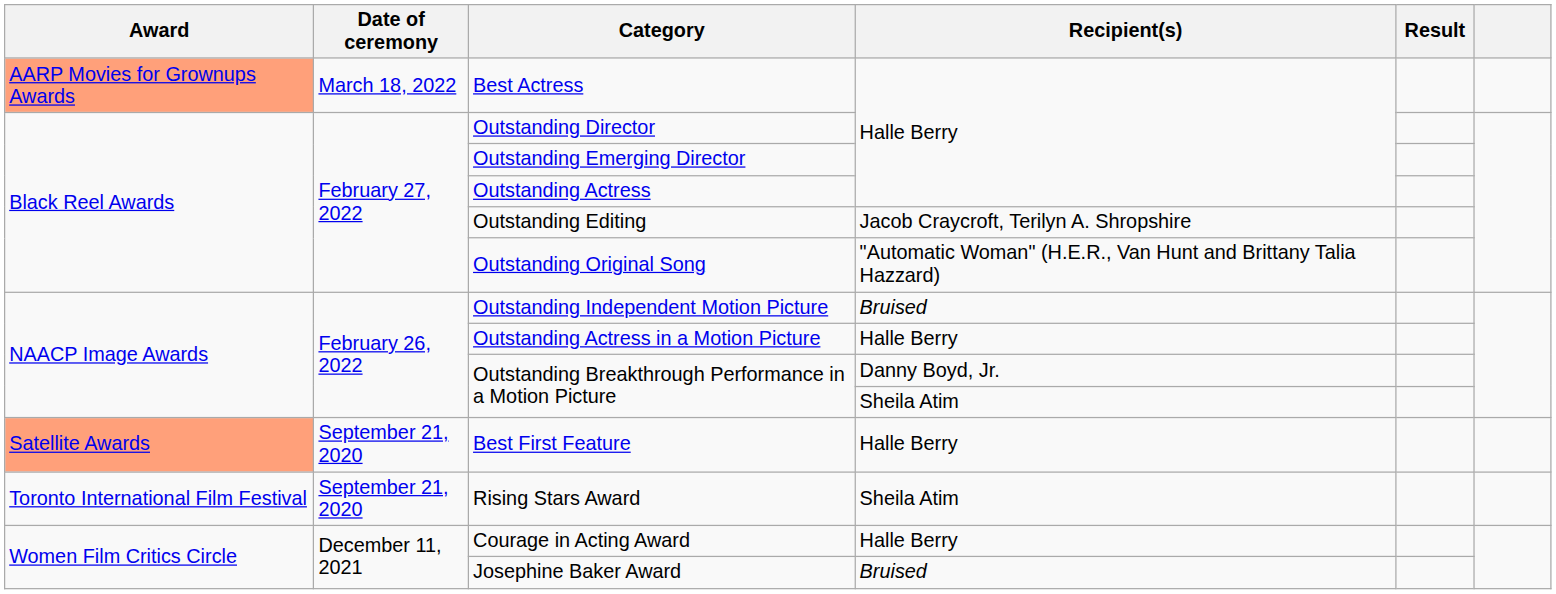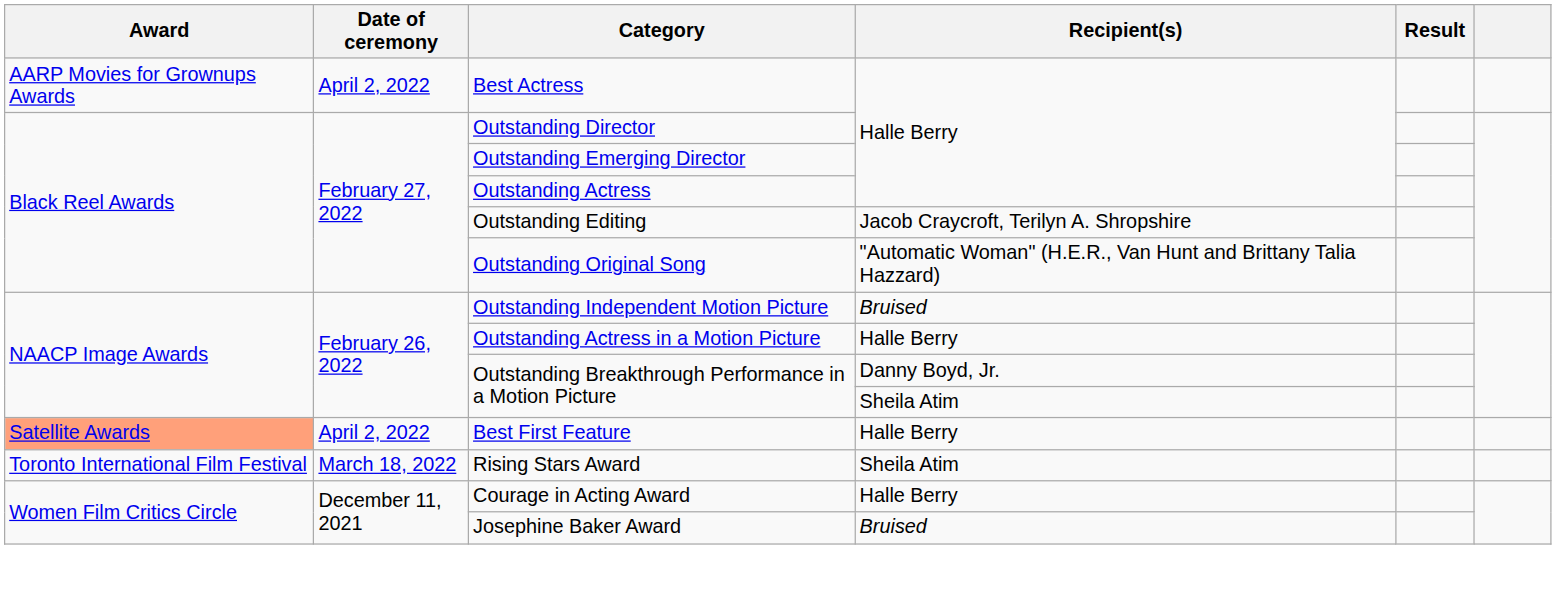(133, 85) lightsalmon background -> (133, 85) no background
(387, 85) March 18, 2022 -> (374, 85) April 2, 2022
(384, 444) September 21, 2020 -> (374, 433) April 2, 2022
(384, 498) September 21, 2020 -> (387, 464) March 18, 2022
